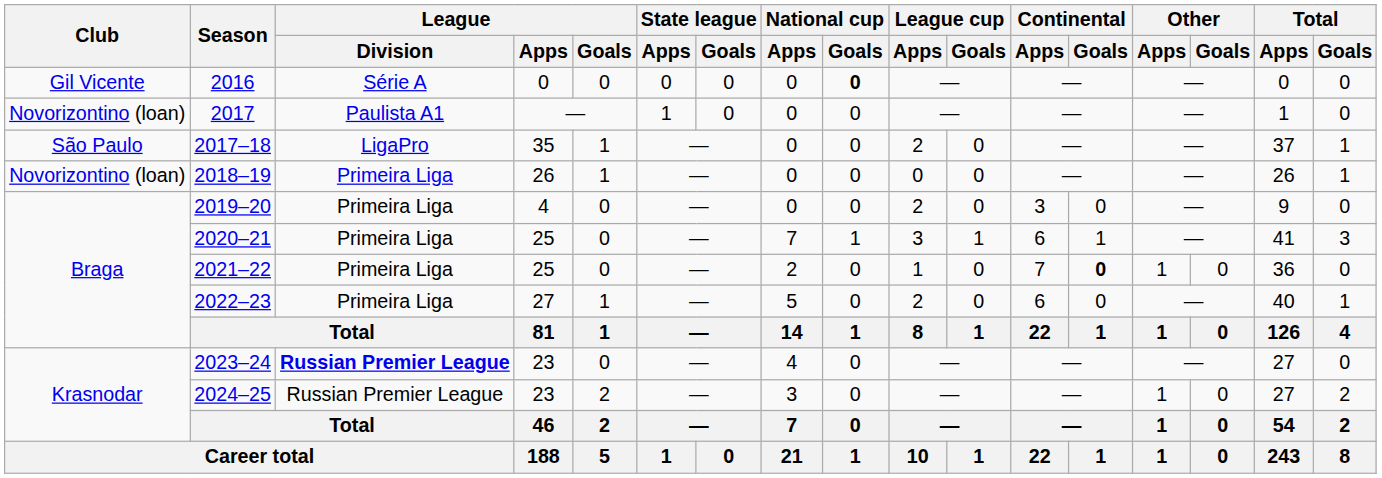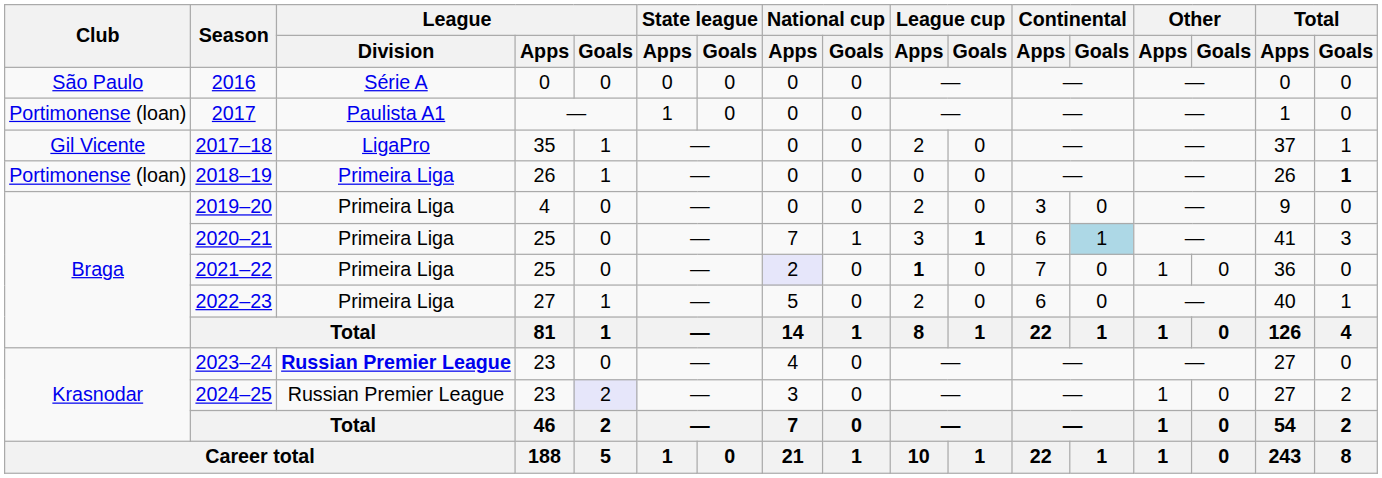(97, 82) Gil Vicente -> (98, 82) São Paulo
(855, 82) bold -> (856, 82) normal
(97, 113) Novorizontino (loan) -> (98, 113) Portimonense (loan)
(97, 144) São Paulo -> (98, 144) Gil Vicente
(97, 176) Novorizontino (loan) -> (98, 176) Portimonense (loan)
(1345, 176) normal -> (1346, 176) bold
(979, 238) normal -> (980, 238) bold
(1101, 238) no background -> (1102, 238) lightblue background
(792, 269) no background -> (793, 269) lavender background
(918, 269) normal -> (919, 269) bold
(1101, 269) bold -> (1102, 269) normal
(604, 394) no background -> (606, 394) lavender background
